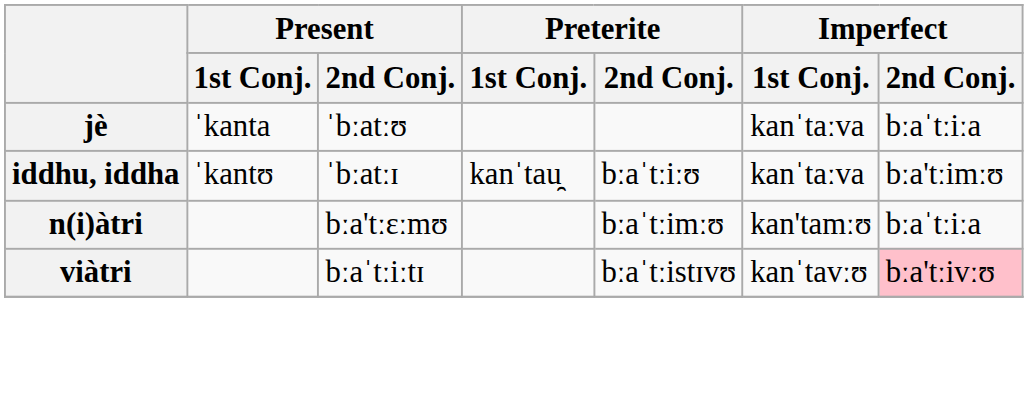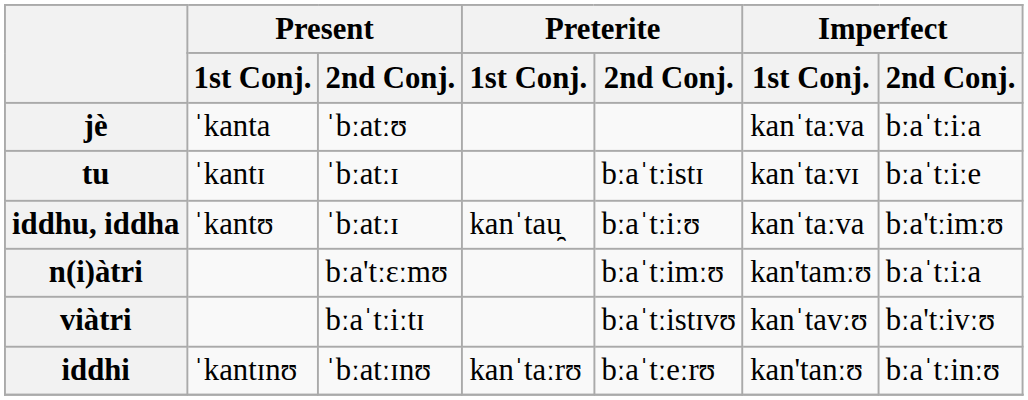+ row: (96, 175)
(940, 272) pink background -> (940, 321) no background
+ row: (96, 369)
